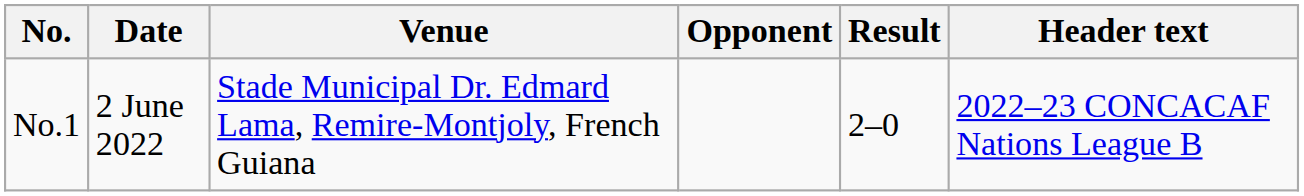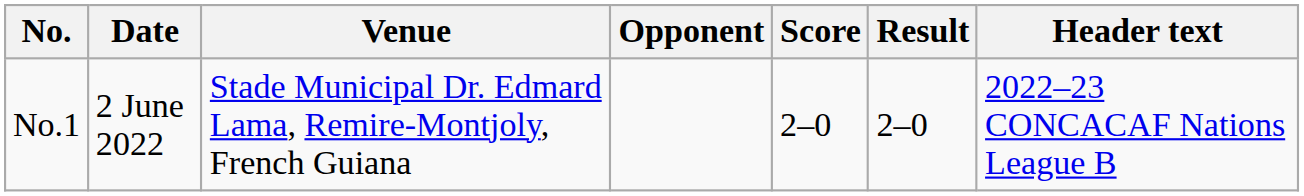+ column: (820, 31)
